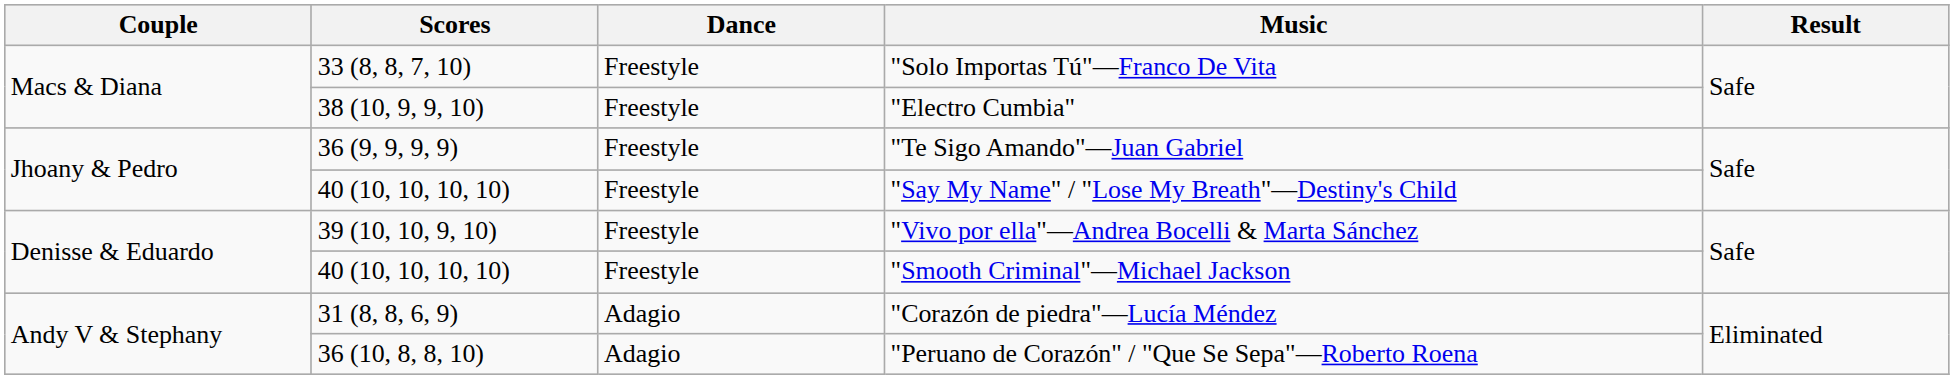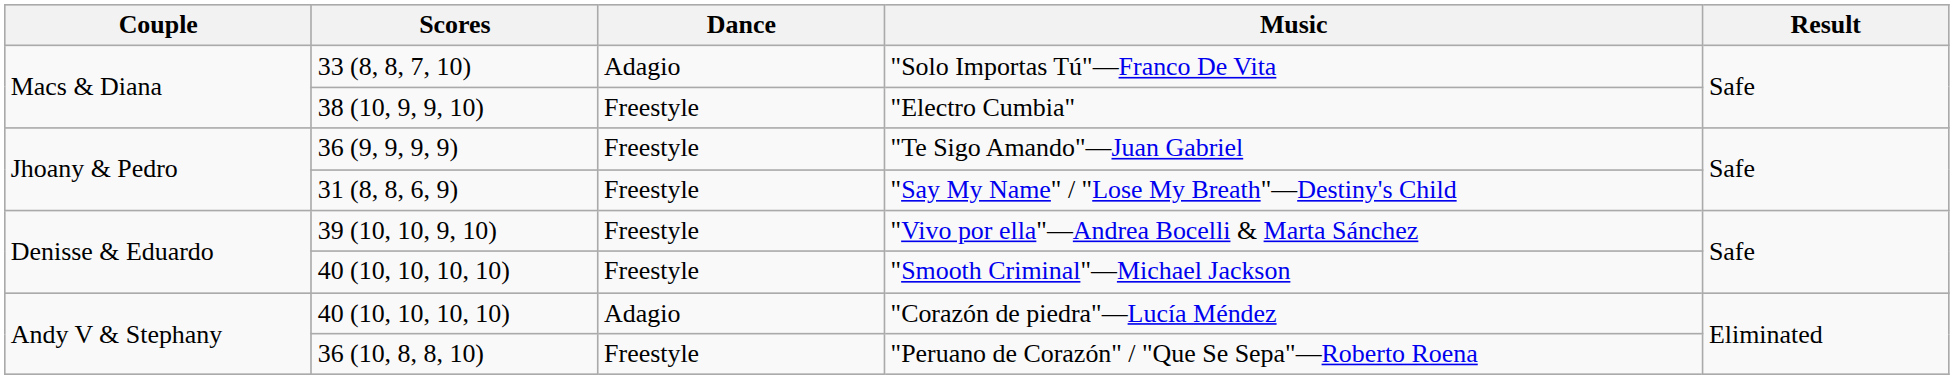(652, 66) Freestyle -> (642, 66) Adagio
(414, 189) 40 (10, 10, 10, 10) -> (388, 189) 31 (8, 8, 6, 9)
(388, 312) 31 (8, 8, 6, 9) -> (414, 312) 40 (10, 10, 10, 10)
(642, 353) Adagio -> (652, 353) Freestyle
